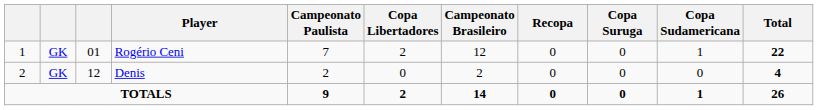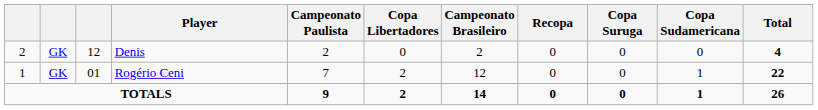rows swapped: (149, 51) <-> (130, 73)
